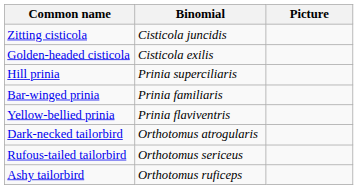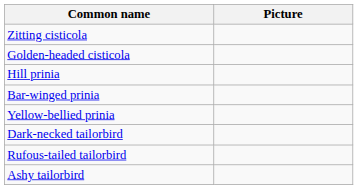- column: (200, 14)
